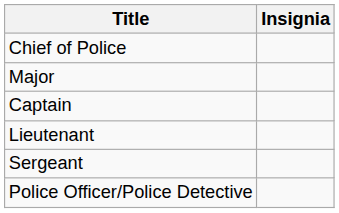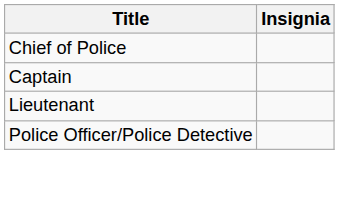- row: (32, 76)
- row: (46, 163)
